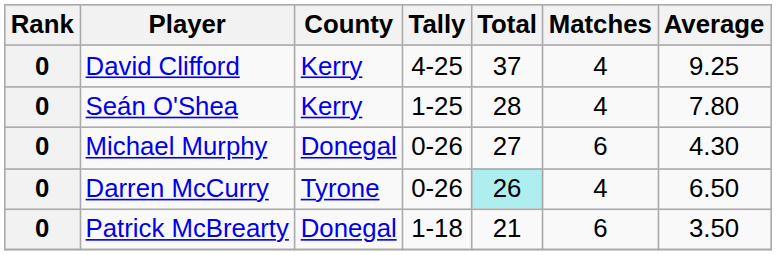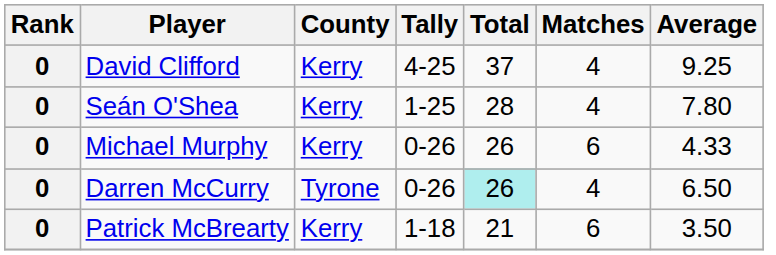(349, 147) Donegal -> (332, 147) Kerry
(507, 147) 27 -> (500, 147) 26
(714, 147) 4.30 -> (707, 147) 4.33
(349, 229) Donegal -> (332, 229) Kerry
